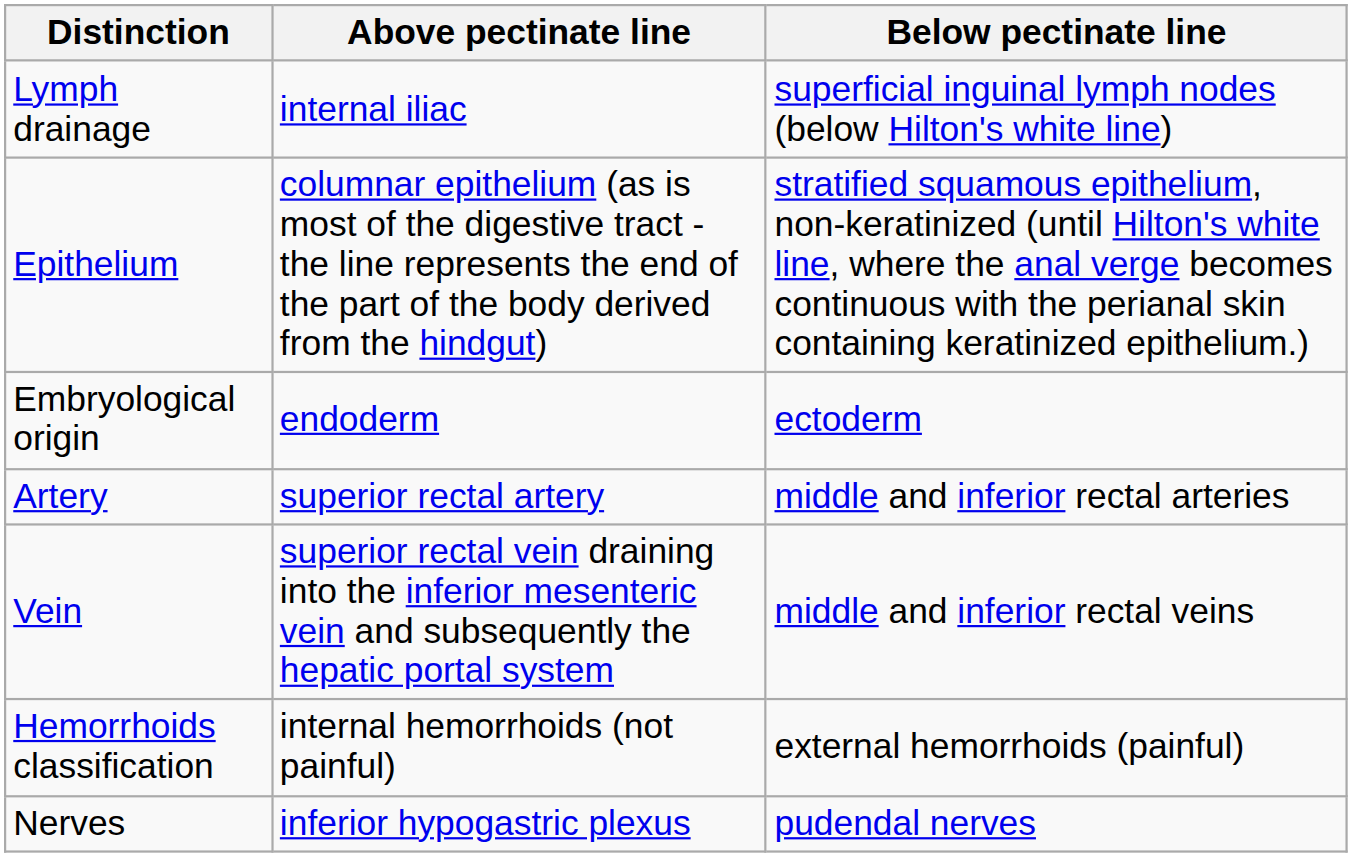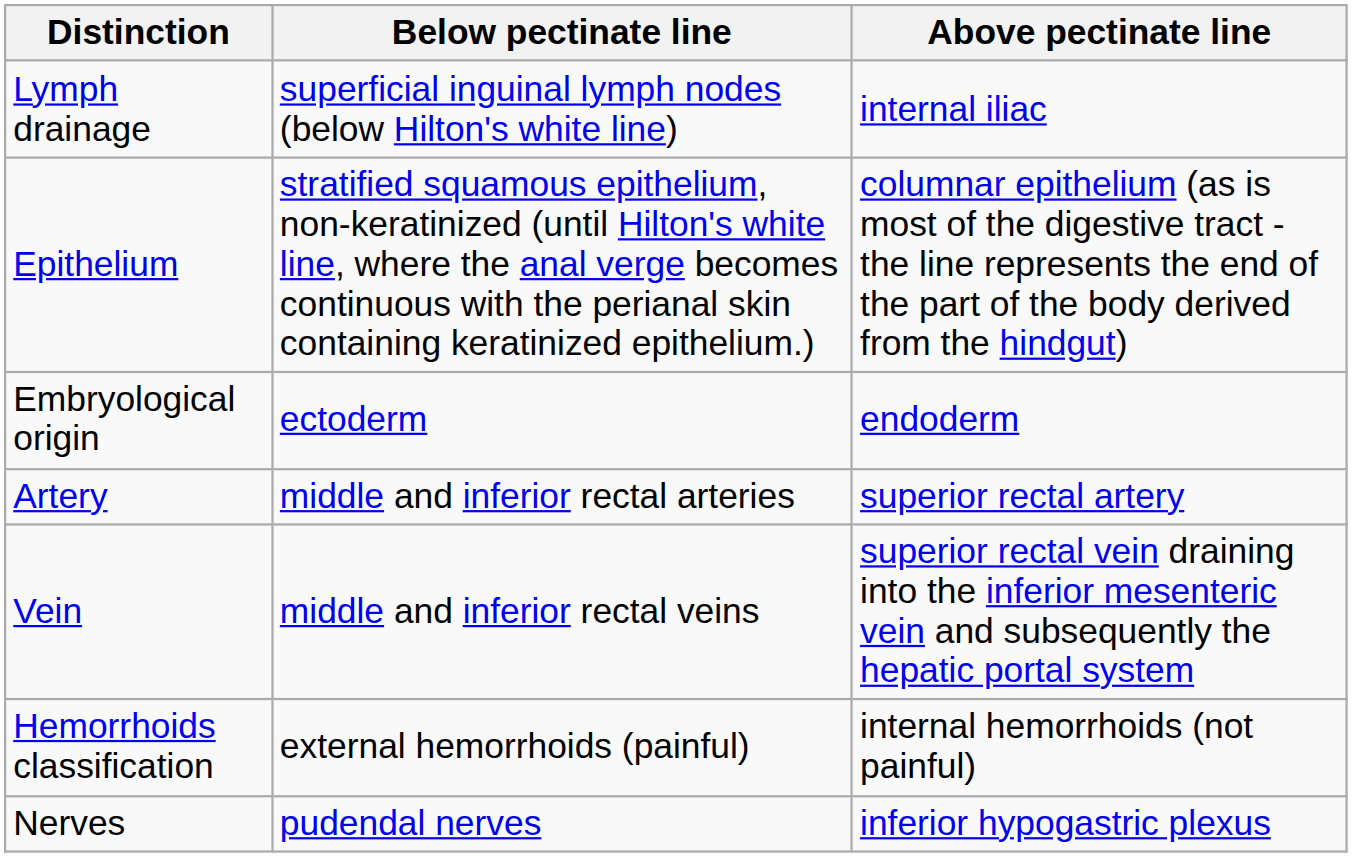columns swapped: (519, 32) <-> (1056, 32)
